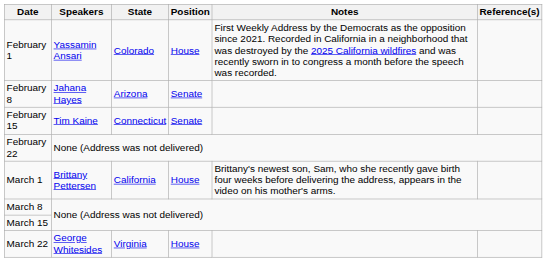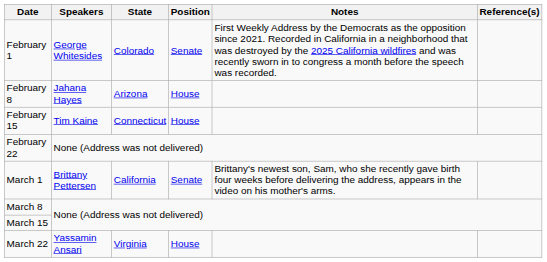(75, 50) Yassamin Ansari -> (78, 50) George Whitesides
(185, 50) House -> (186, 50) Senate
(186, 94) Senate -> (185, 94) House
(186, 120) Senate -> (185, 120) House
(185, 180) House -> (186, 180) Senate
(78, 244) George Whitesides -> (75, 244) Yassamin Ansari
